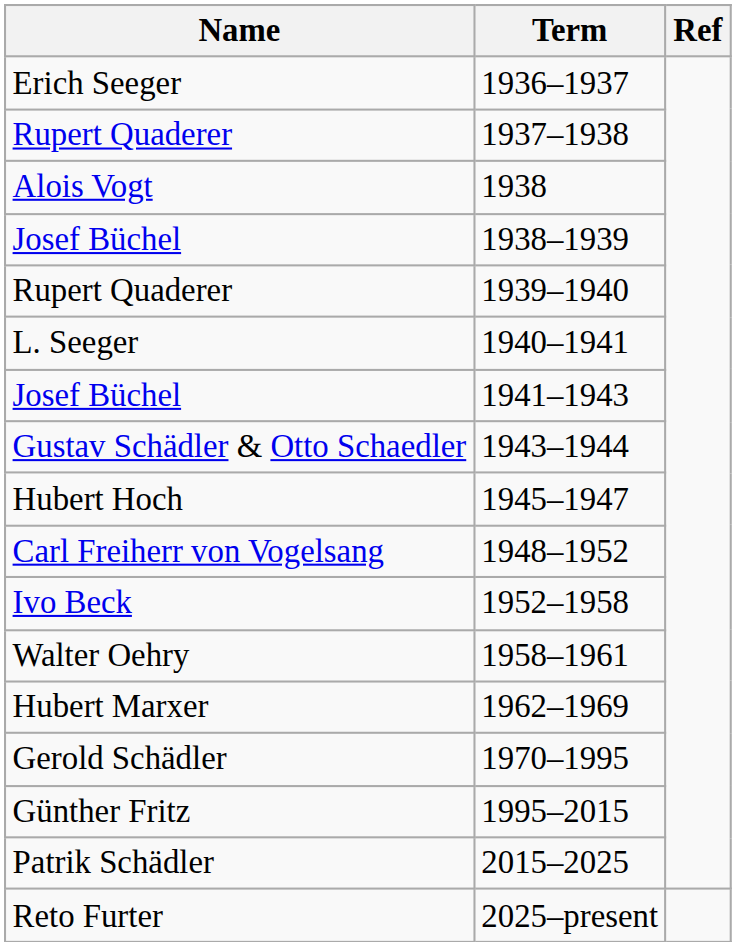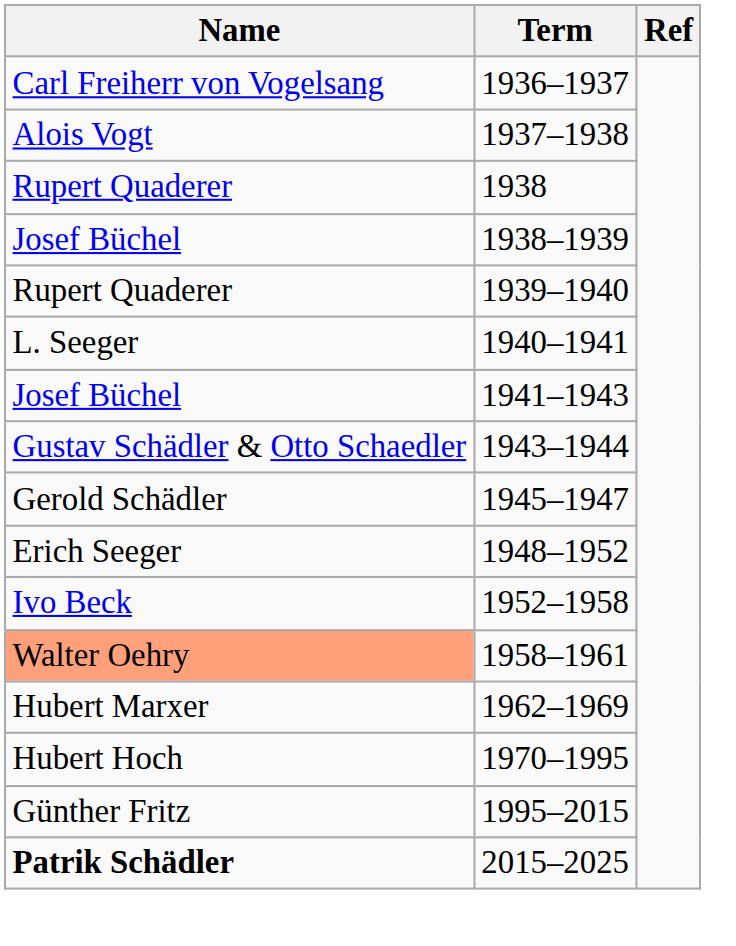(97, 82) Erich Seeger -> (198, 82) Carl Freiherr von Vogelsang
(122, 134) Rupert Quaderer -> (83, 134) Alois Vogt
(83, 186) Alois Vogt -> (122, 186) Rupert Quaderer
(98, 498) Hubert Hoch -> (120, 498) Gerold Schädler
(198, 550) Carl Freiherr von Vogelsang -> (97, 550) Erich Seeger
(101, 654) no background -> (101, 654) lightsalmon background
(120, 758) Gerold Schädler -> (98, 758) Hubert Hoch
(113, 862) normal -> (123, 862) bold
- row: (570, 914)
